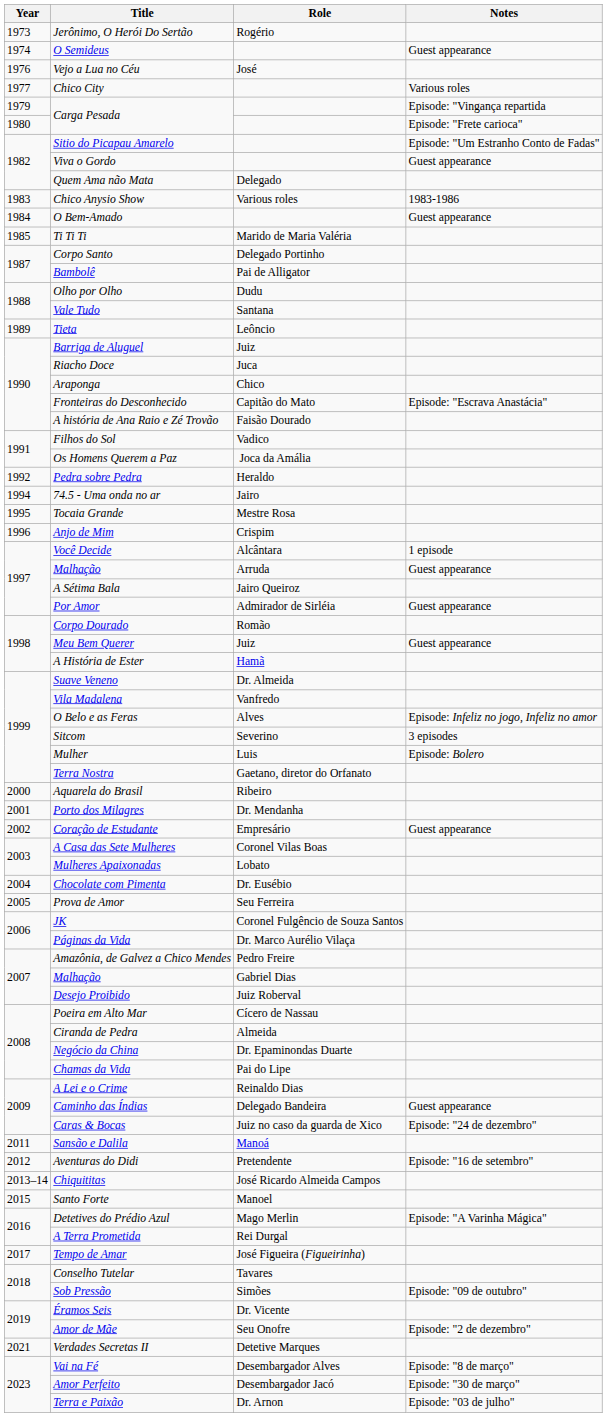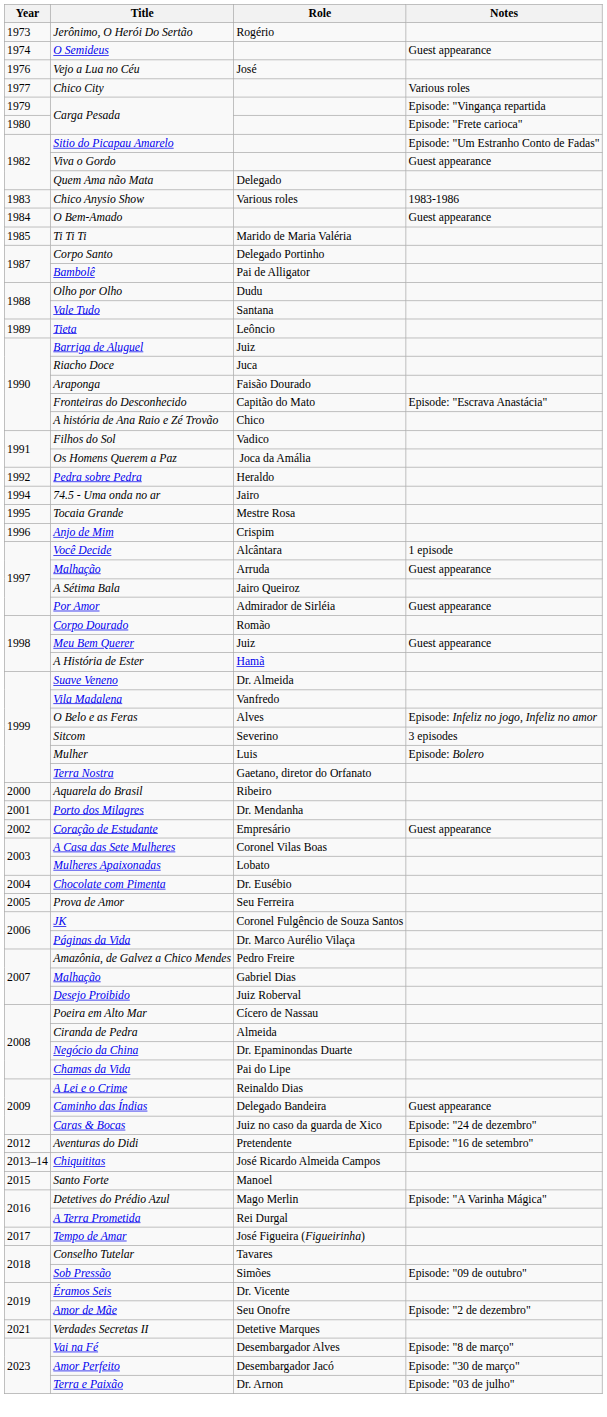(250, 384) Chico -> (274, 384) Faisão Dourado
(274, 421) Faisão Dourado -> (250, 421) Chico
- row: (19, 1143)
